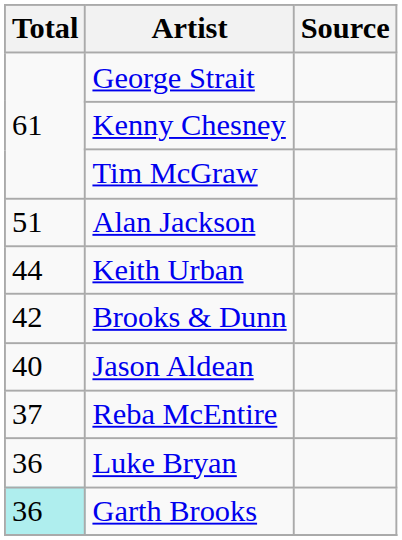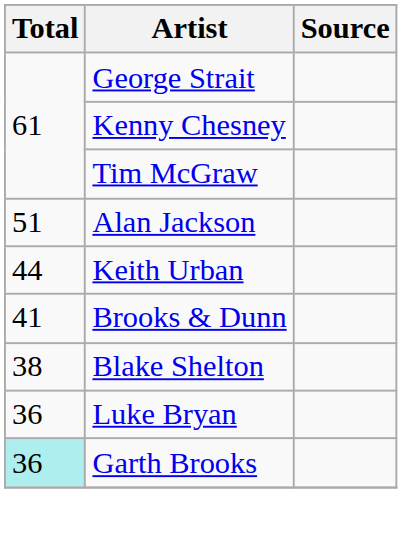(27, 317) 42 -> (27, 317) 41
- row: (173, 366)
+ row: (178, 366)
- row: (185, 414)
